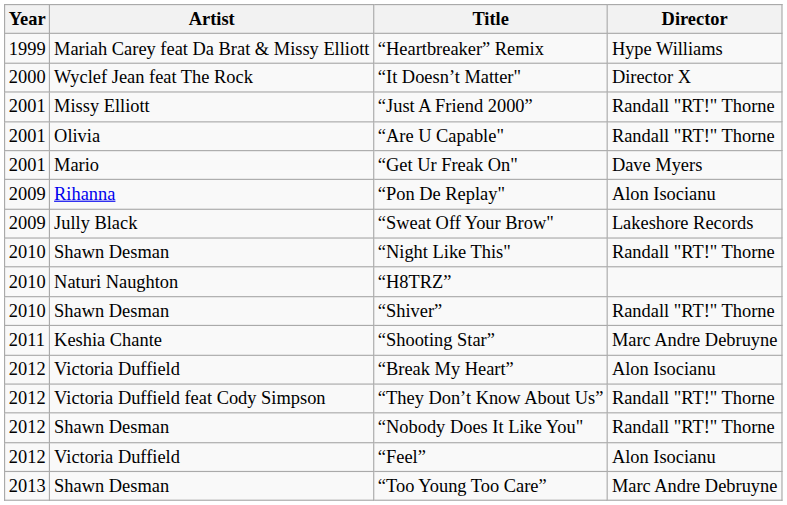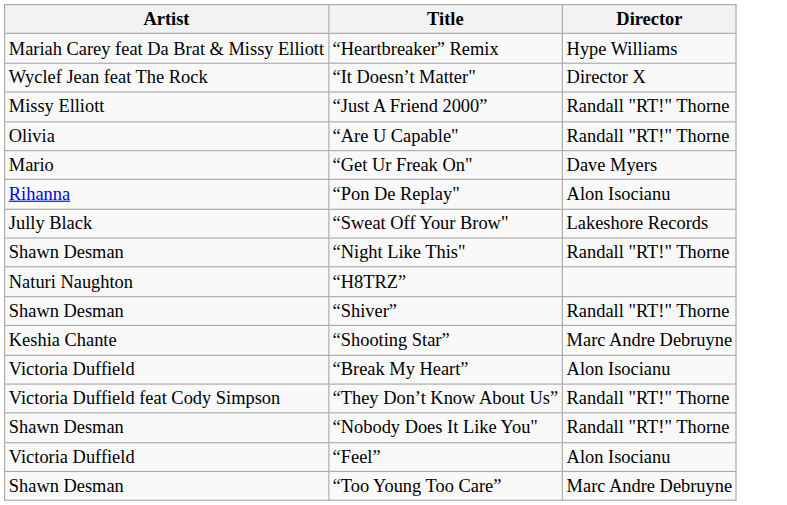- column: (27, 19)
